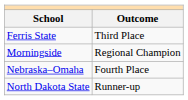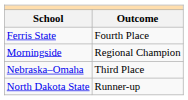(119, 35) Third Place -> (122, 35) Fourth Place
(122, 69) Fourth Place -> (119, 69) Third Place
